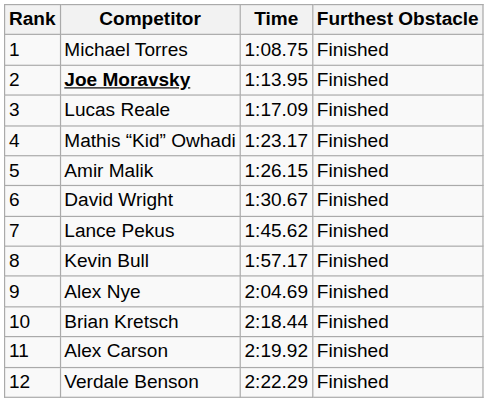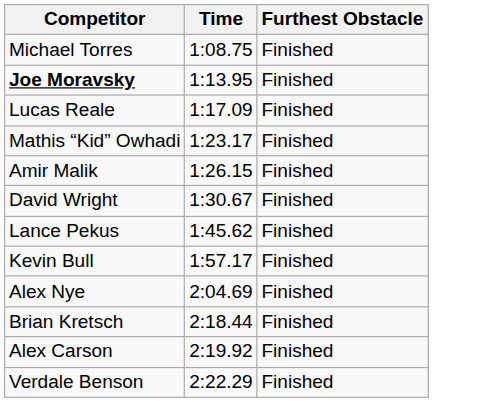- column: (32, 19)
